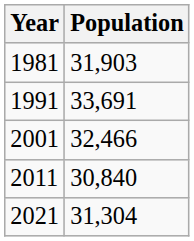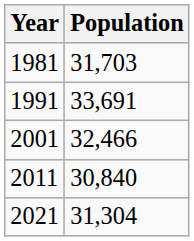(104, 62) 31,903 -> (104, 62) 31,703
